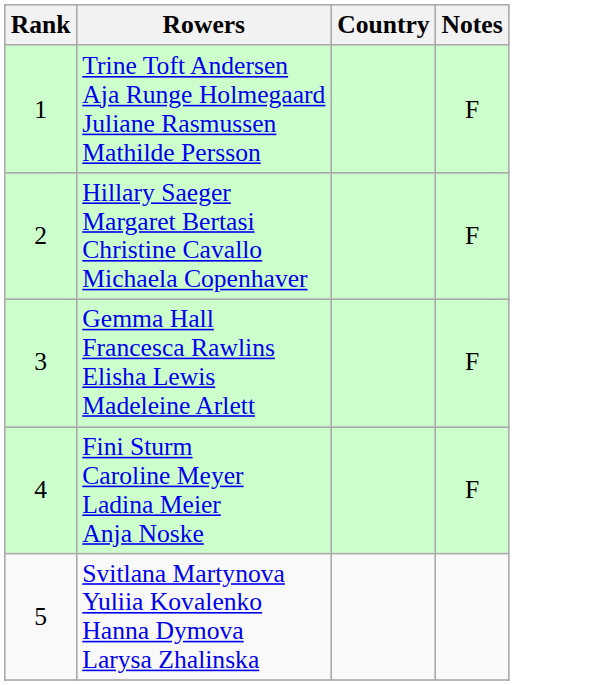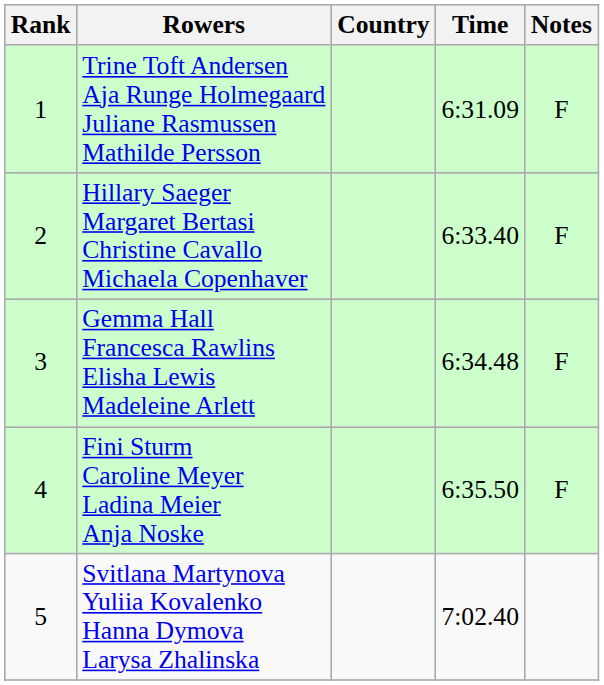+ column: (480, 24)
